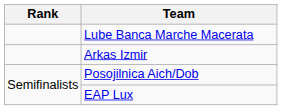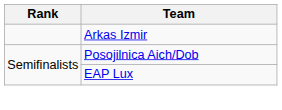- row: (169, 34)
